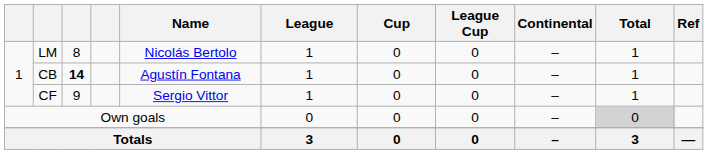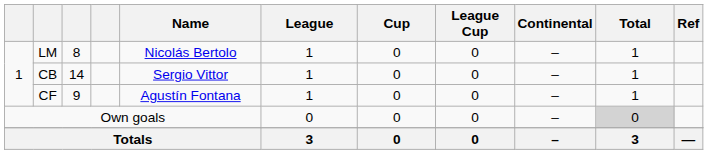(77, 74) bold -> (77, 74) normal
(191, 74) Agustín Fontana -> (191, 74) Sergio Vittor
(191, 96) Sergio Vittor -> (191, 96) Agustín Fontana
